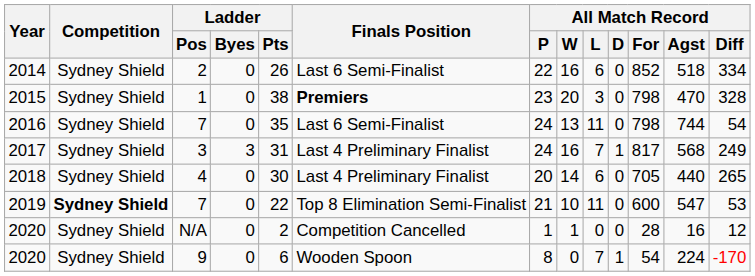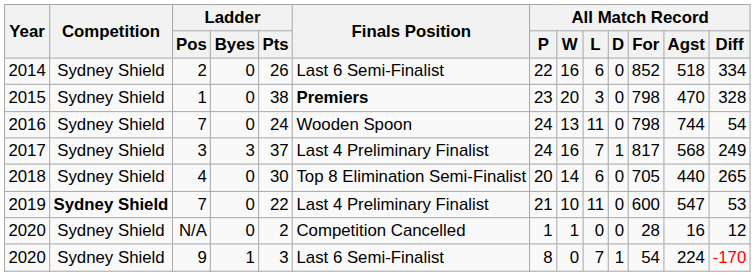(279, 124) 35 -> (279, 124) 24
(370, 124) Last 6 Semi-Finalist -> (354, 124) Wooden Spoon
(279, 151) 31 -> (279, 151) 37
(393, 177) Last 4 Preliminary Finalist -> (411, 177) Top 8 Elimination Semi-Finalist
(411, 204) Top 8 Elimination Semi-Finalist -> (393, 204) Last 4 Preliminary Finalist
(250, 257) 0 -> (250, 257) 1
(284, 257) 6 -> (284, 257) 3
(354, 257) Wooden Spoon -> (370, 257) Last 6 Semi-Finalist
